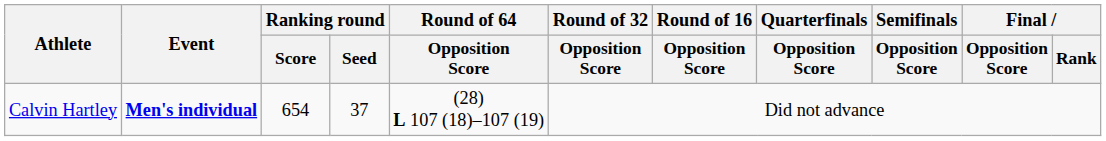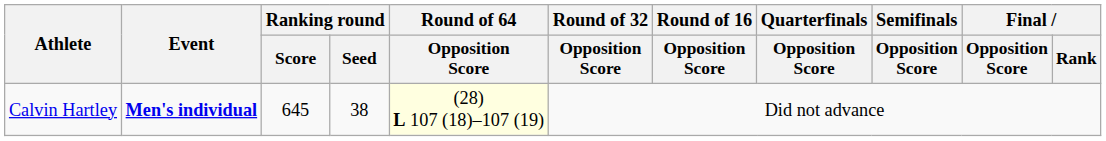(296, 109) 654 -> (296, 109) 645
(359, 109) 37 -> (359, 109) 38
(469, 109) no background -> (469, 109) lightyellow background
